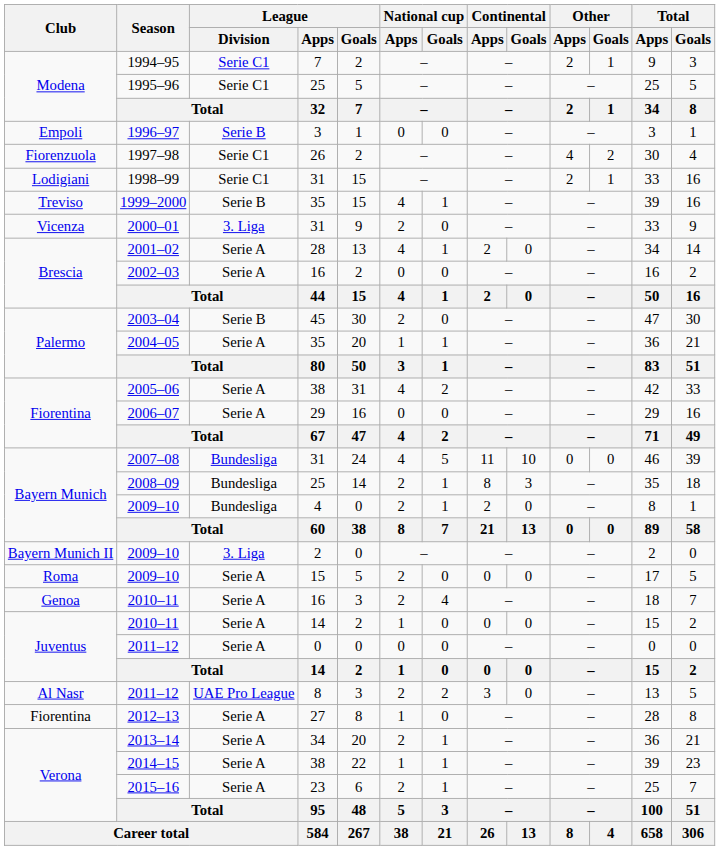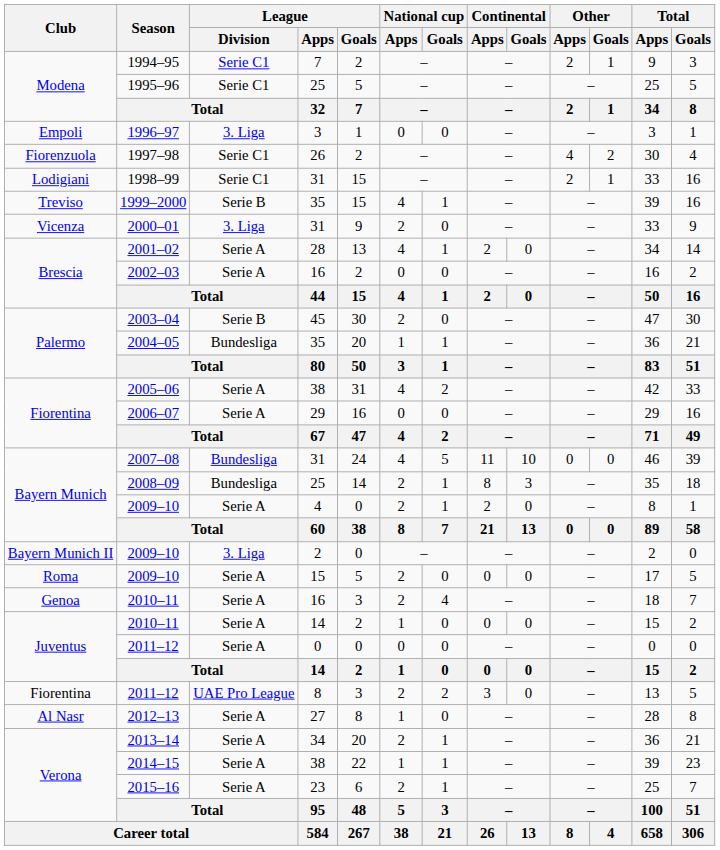(244, 132) Serie B -> (244, 132) 3. Liga
(244, 343) Serie A -> (244, 343) Bundesliga
(244, 506) Bundesliga -> (244, 506) Serie A
(61, 693) Al Nasr -> (61, 693) Fiorentina
(61, 716) Fiorentina -> (61, 716) Al Nasr
